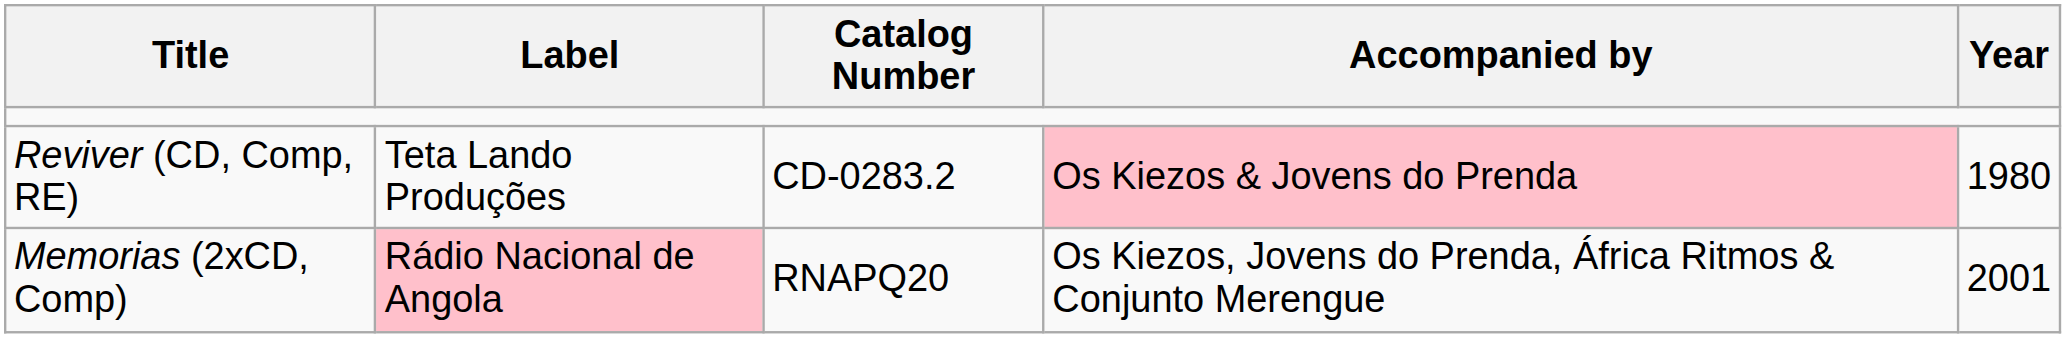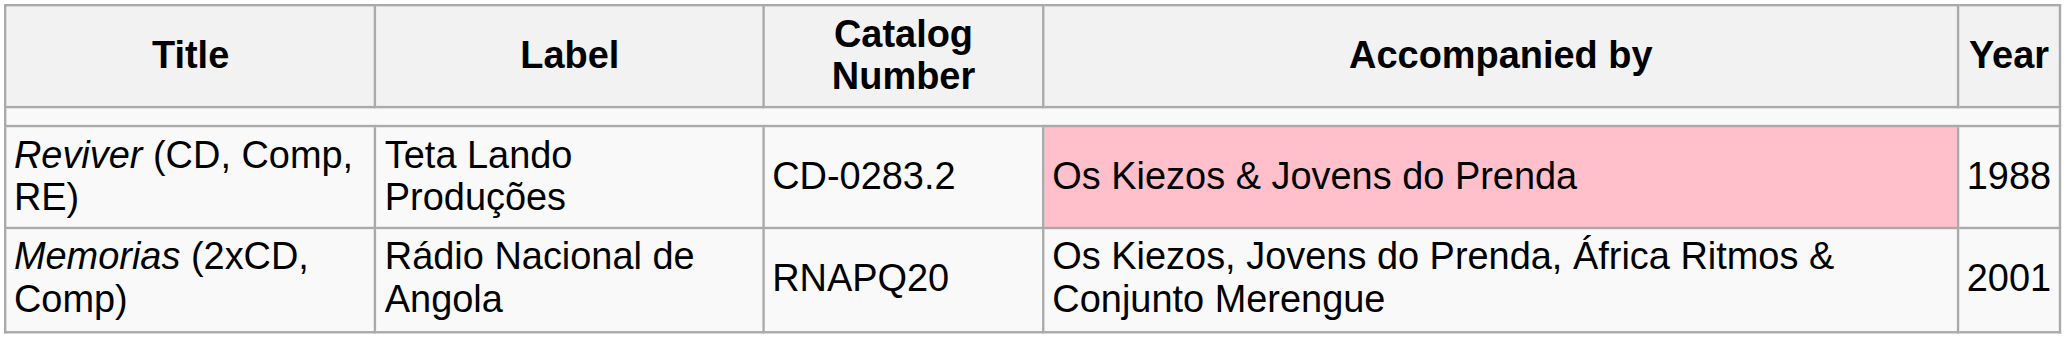(2009, 176) 1980 -> (2009, 176) 1988
(540, 278) pink background -> (540, 278) no background
